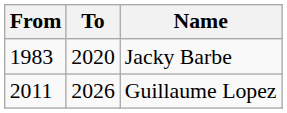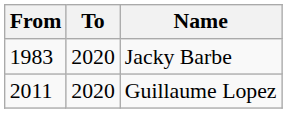(93, 90) 2026 -> (93, 90) 2020
